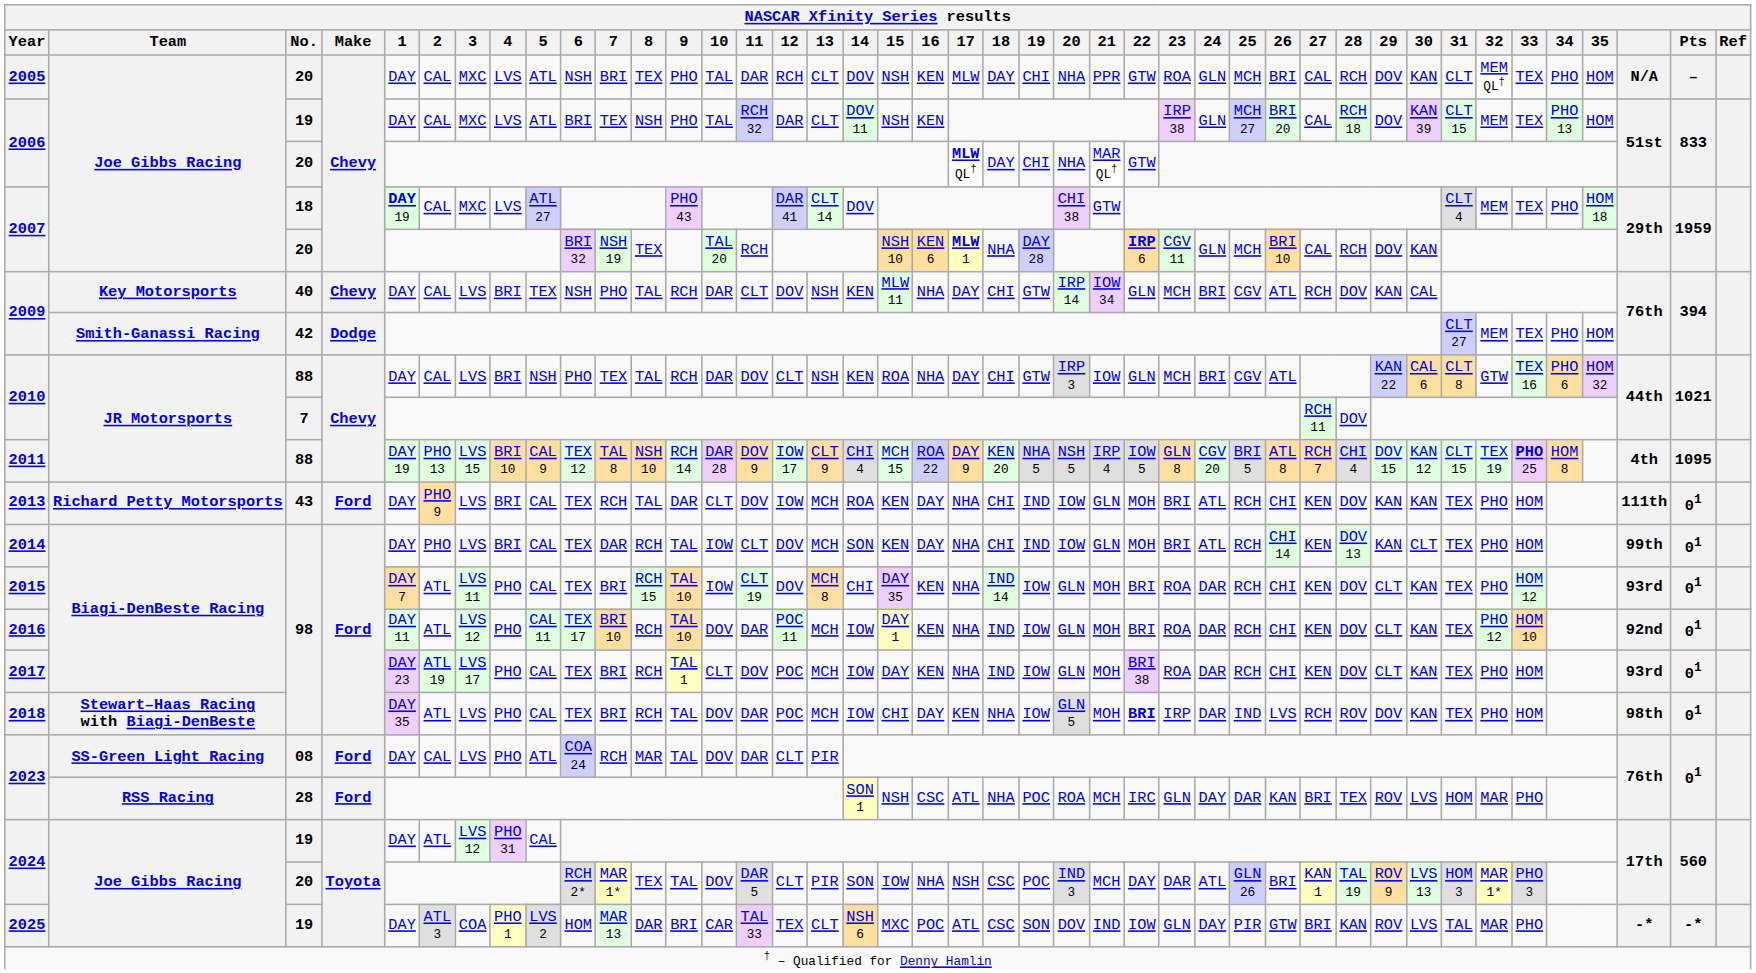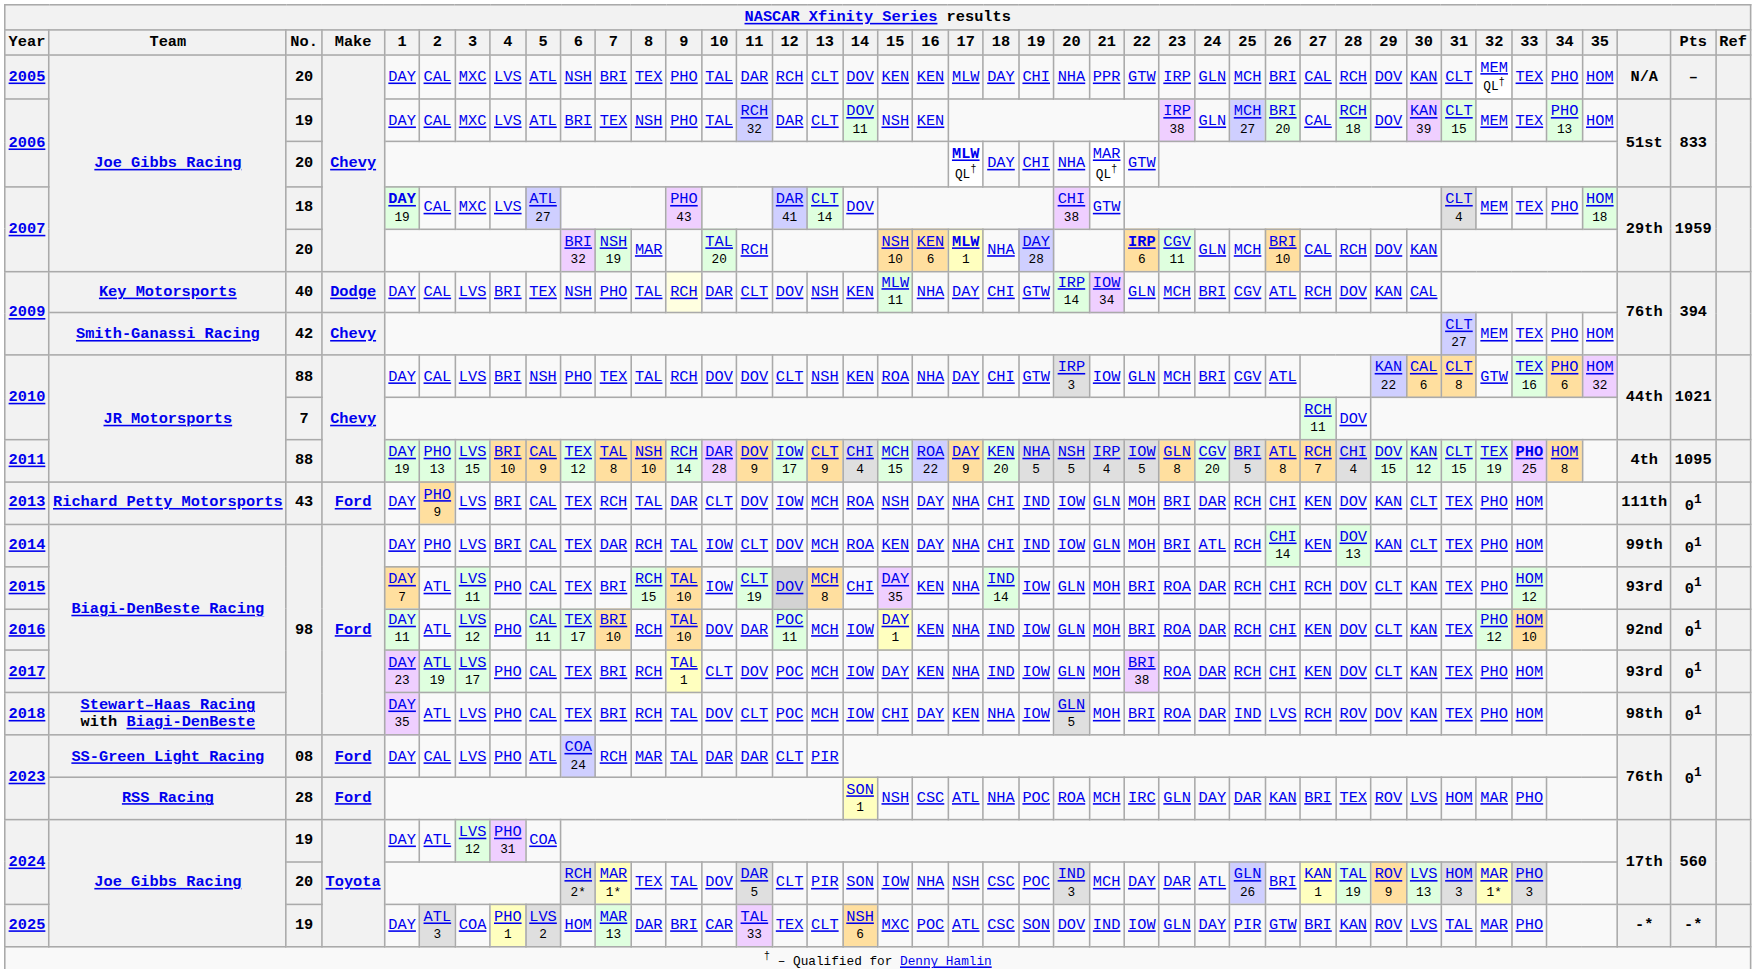(895, 77) NSH -> (895, 77) KEN
(1177, 77) ROA -> (1177, 77) IRP
(649, 250) TEX -> (649, 250) MAR
(353, 292) Chevy -> (353, 292) Dodge
(684, 292) no background -> (684, 292) lightyellow background
(353, 334) Dodge -> (353, 334) Chevy
(719, 376) DAR -> (719, 376) DOV
(895, 503) KEN -> (895, 503) NSH
(1212, 503) ATL -> (1212, 503) DAR
(1424, 503) KAN -> (1424, 503) CLT
(860, 545) SON -> (860, 545) ROA
(790, 587) no background -> (790, 587) lightgrey background
(1318, 587) KEN -> (1318, 587) RCH
(754, 714) DAR -> (754, 714) CLT
(1142, 714) bold -> (1142, 714) normal
(1177, 714) IRP -> (1177, 714) ROA
(719, 756) DOV -> (719, 756) DAR
(543, 840) CAL -> (543, 840) COA
